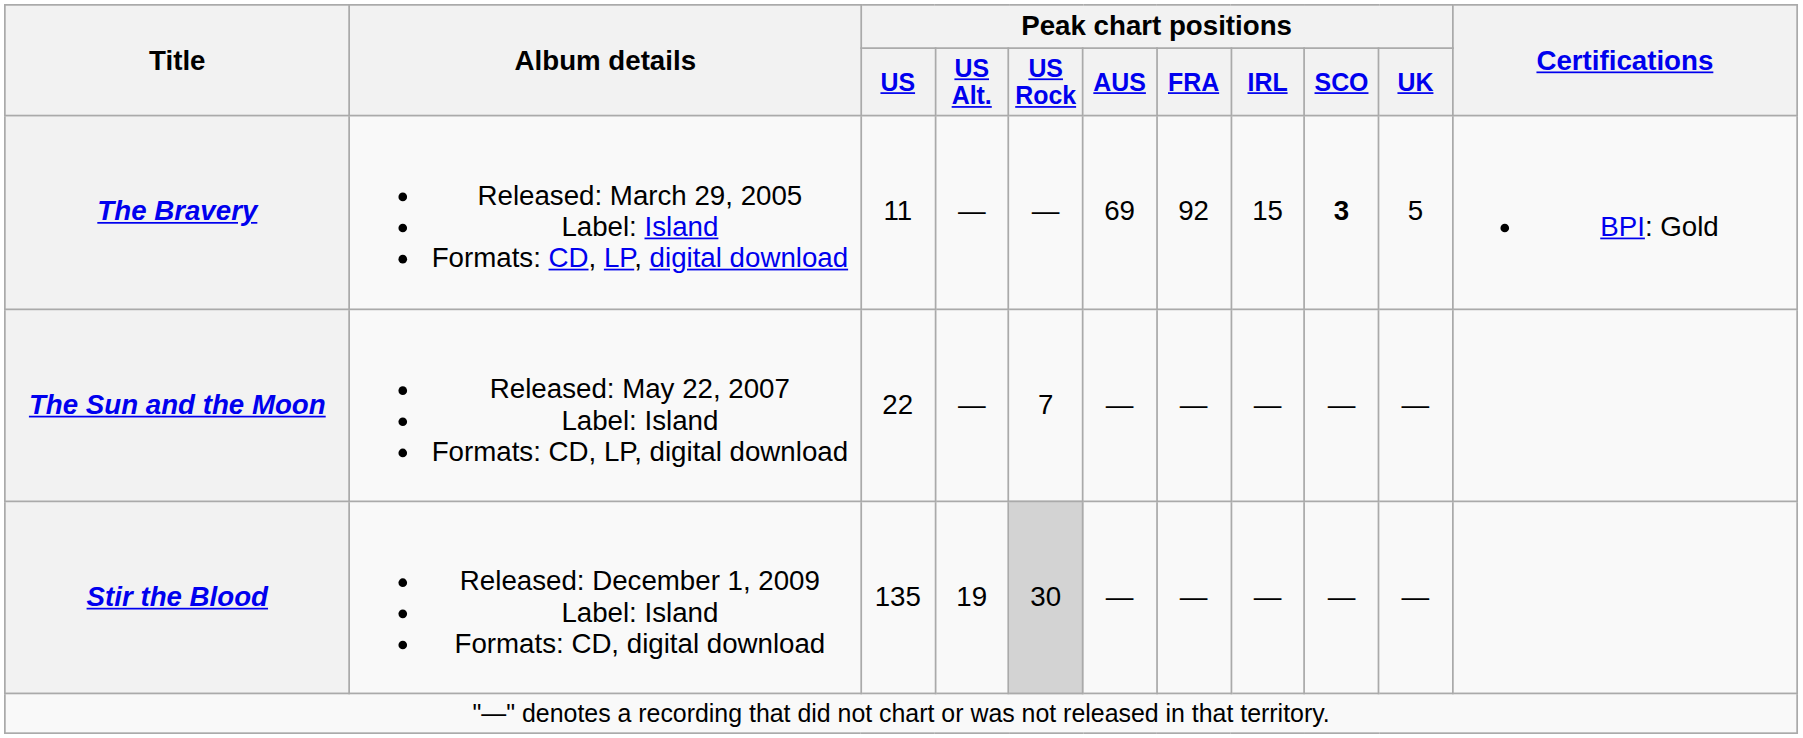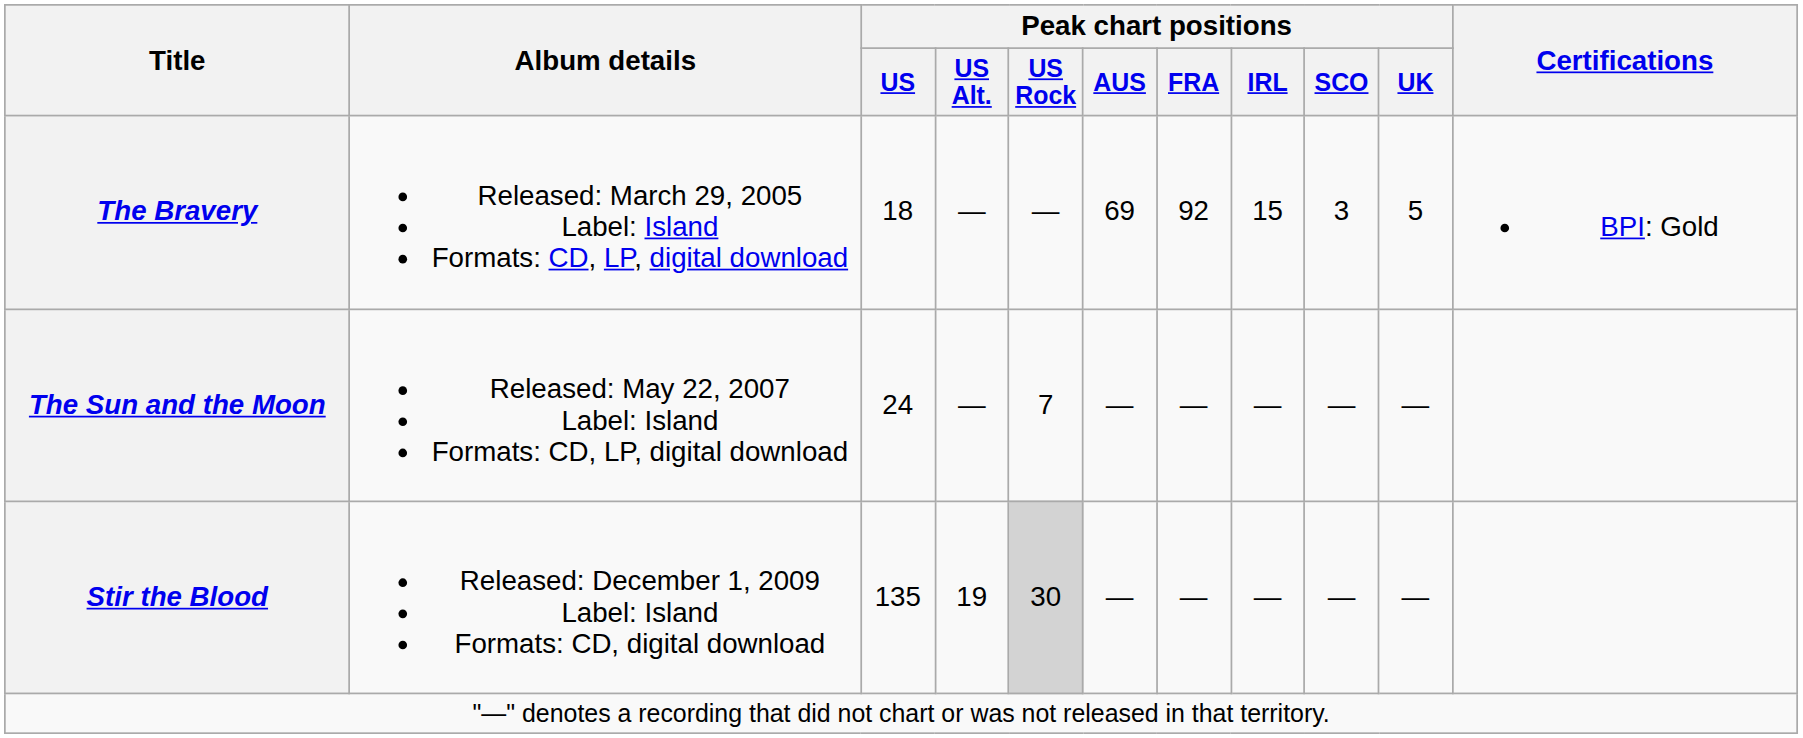(898, 211) 11 -> (898, 211) 18
(1342, 211) bold -> (1342, 211) normal
(898, 404) 22 -> (898, 404) 24
